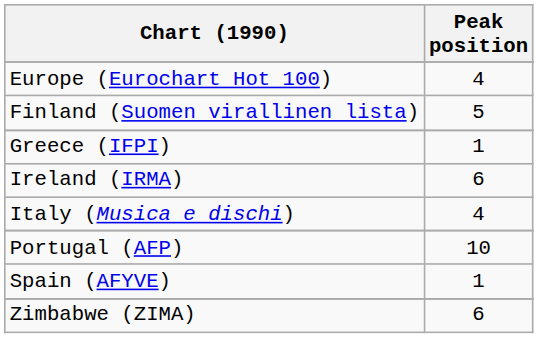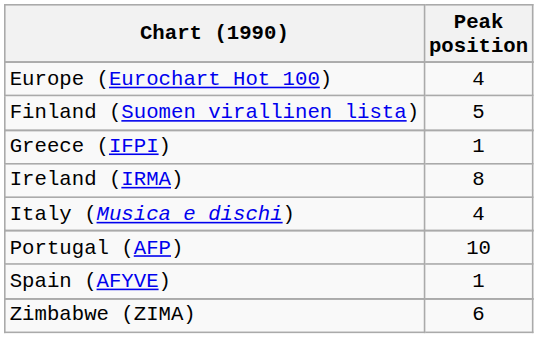(479, 180) 6 -> (479, 180) 8
